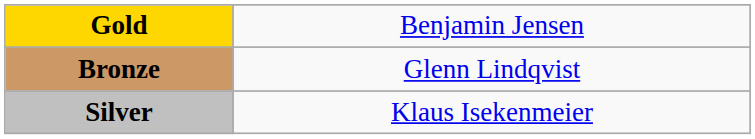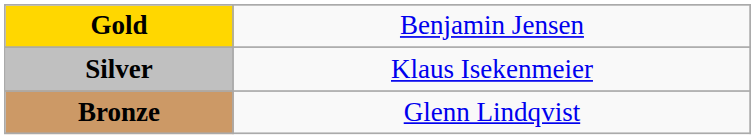rows swapped: (119, 111) <-> (119, 68)
